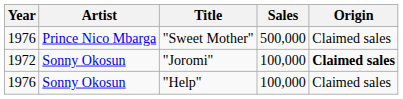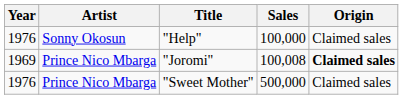rows swapped: (208, 37) <-> (182, 82)
(22, 60) 1972 -> (22, 60) 1969
(84, 60) Sonny Okosun -> (99, 60) Prince Nico Mbarga
(283, 60) 100,000 -> (283, 60) 100,008
